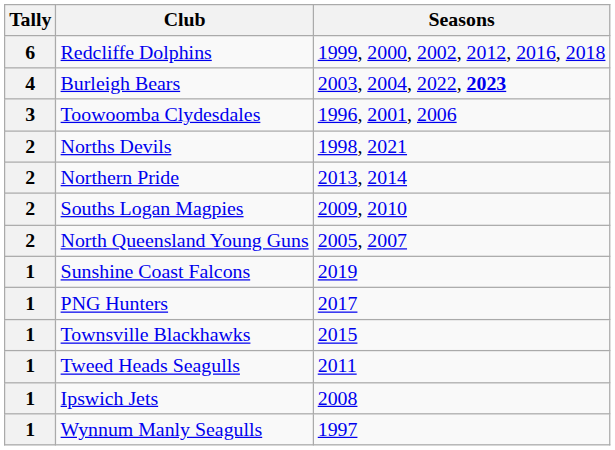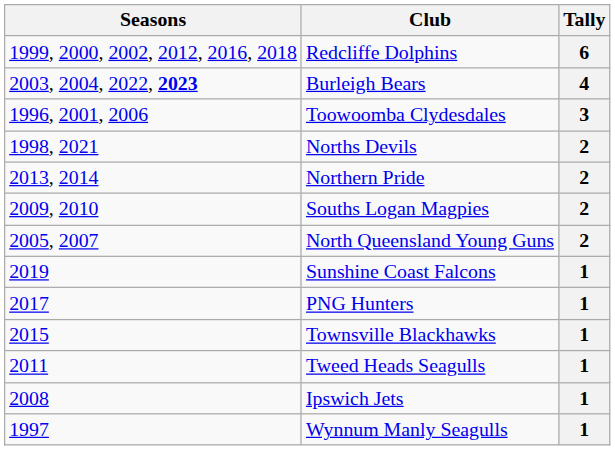columns swapped: (30, 20) <-> (462, 20)
